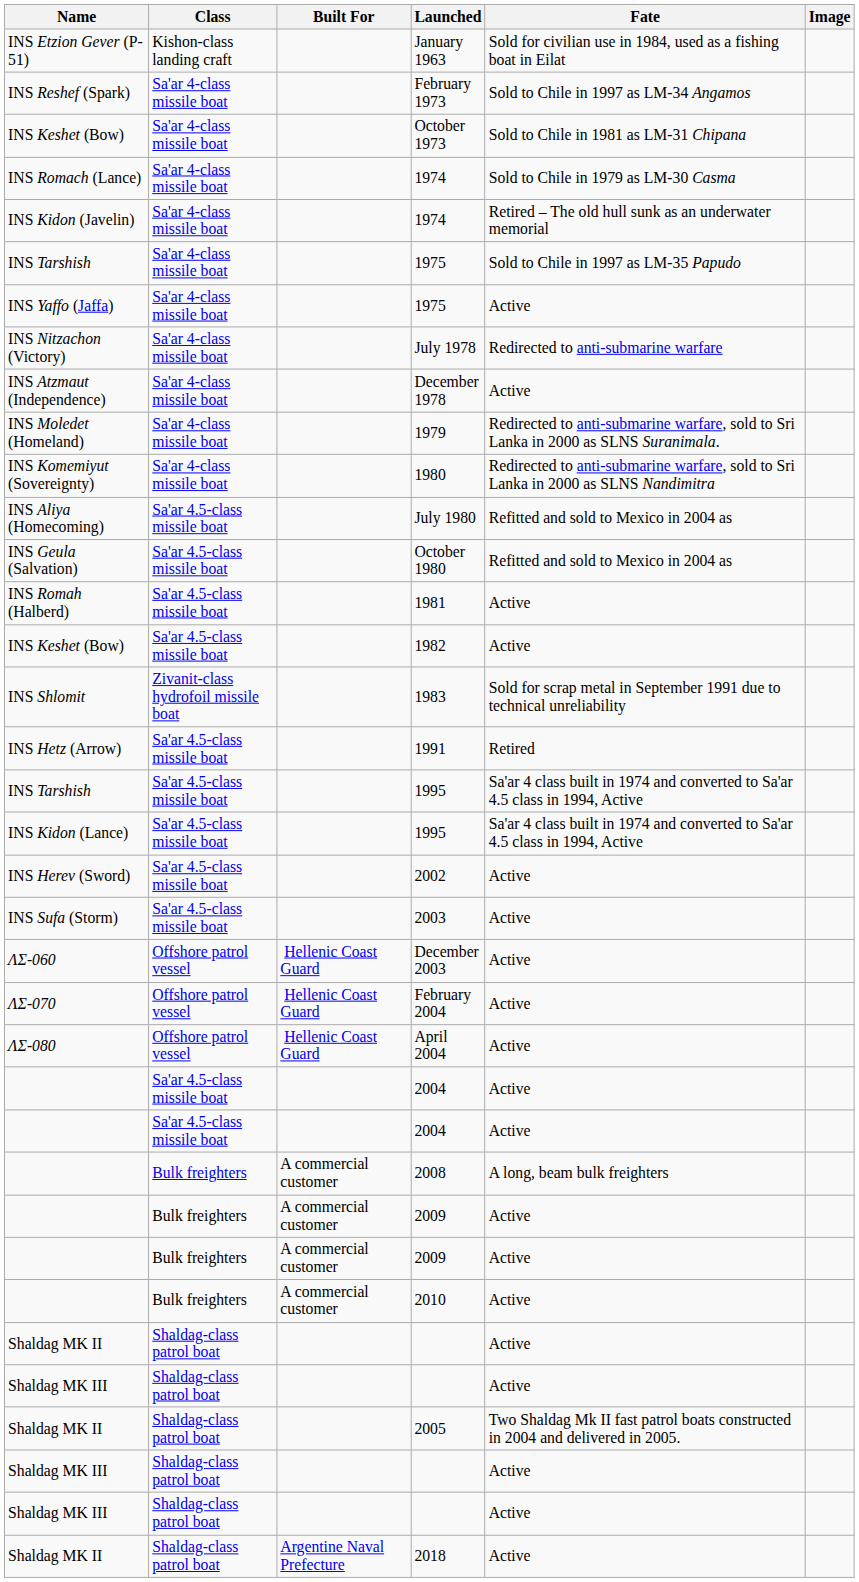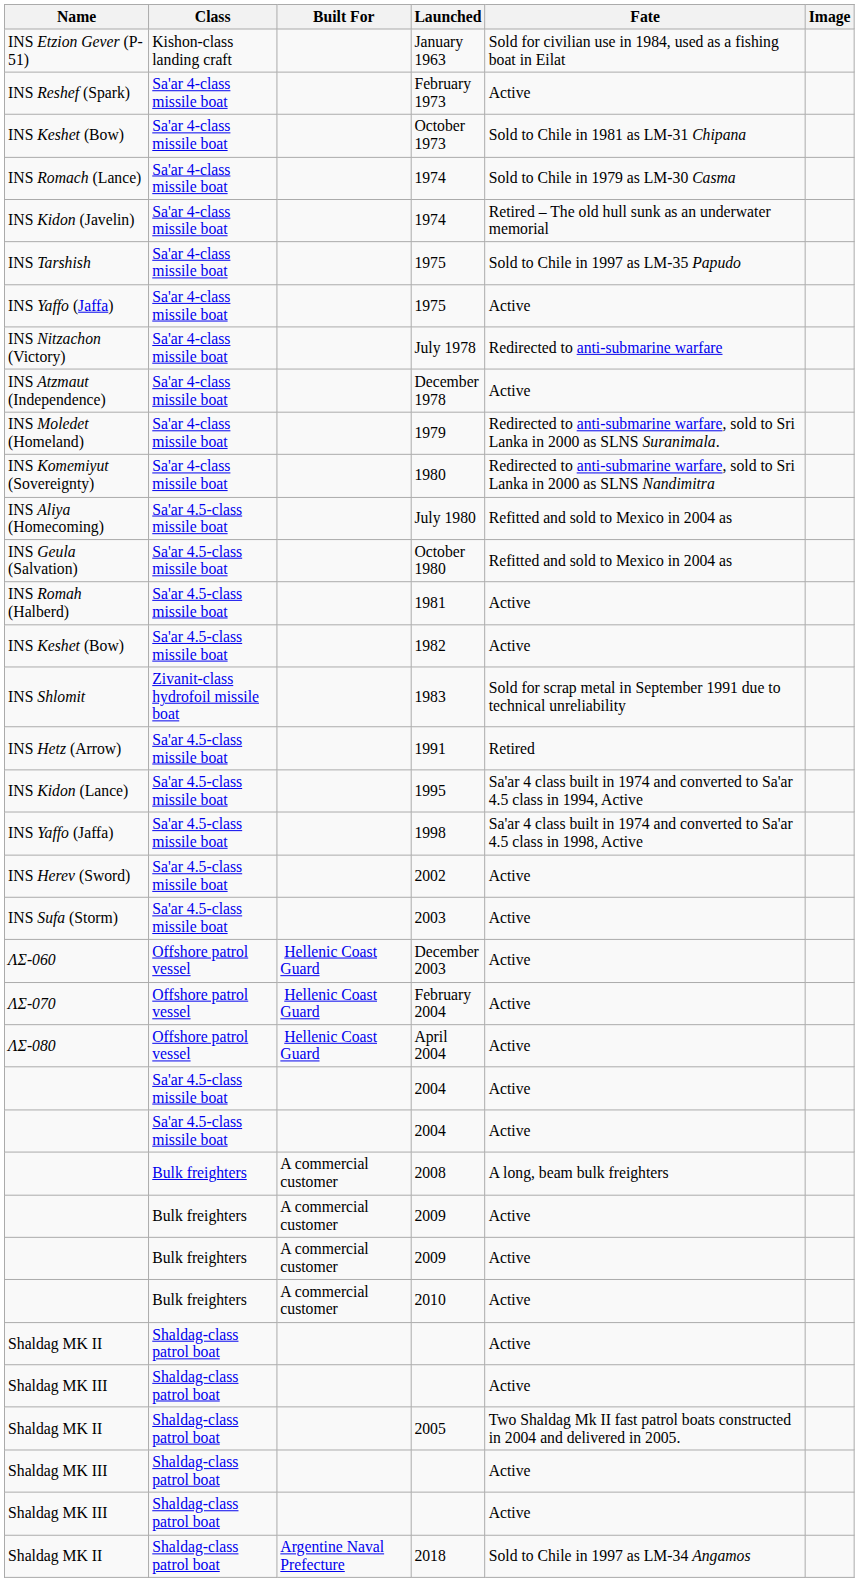(620, 93) Sold to Chile in 1997 as LM-34 Angamos -> (510, 93) Active
- row: (49, 790)
+ row: (61, 833)
(510, 1556) Active -> (620, 1556) Sold to Chile in 1997 as LM-34 Angamos
